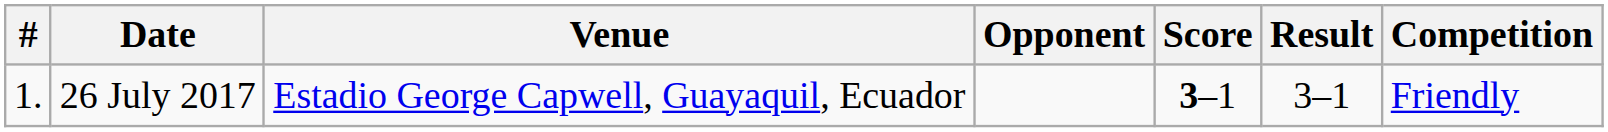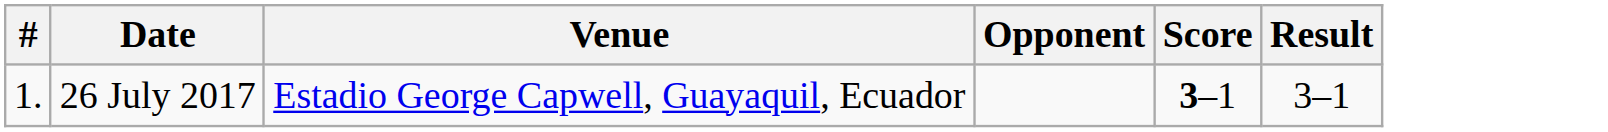- column: (1492, 34)
